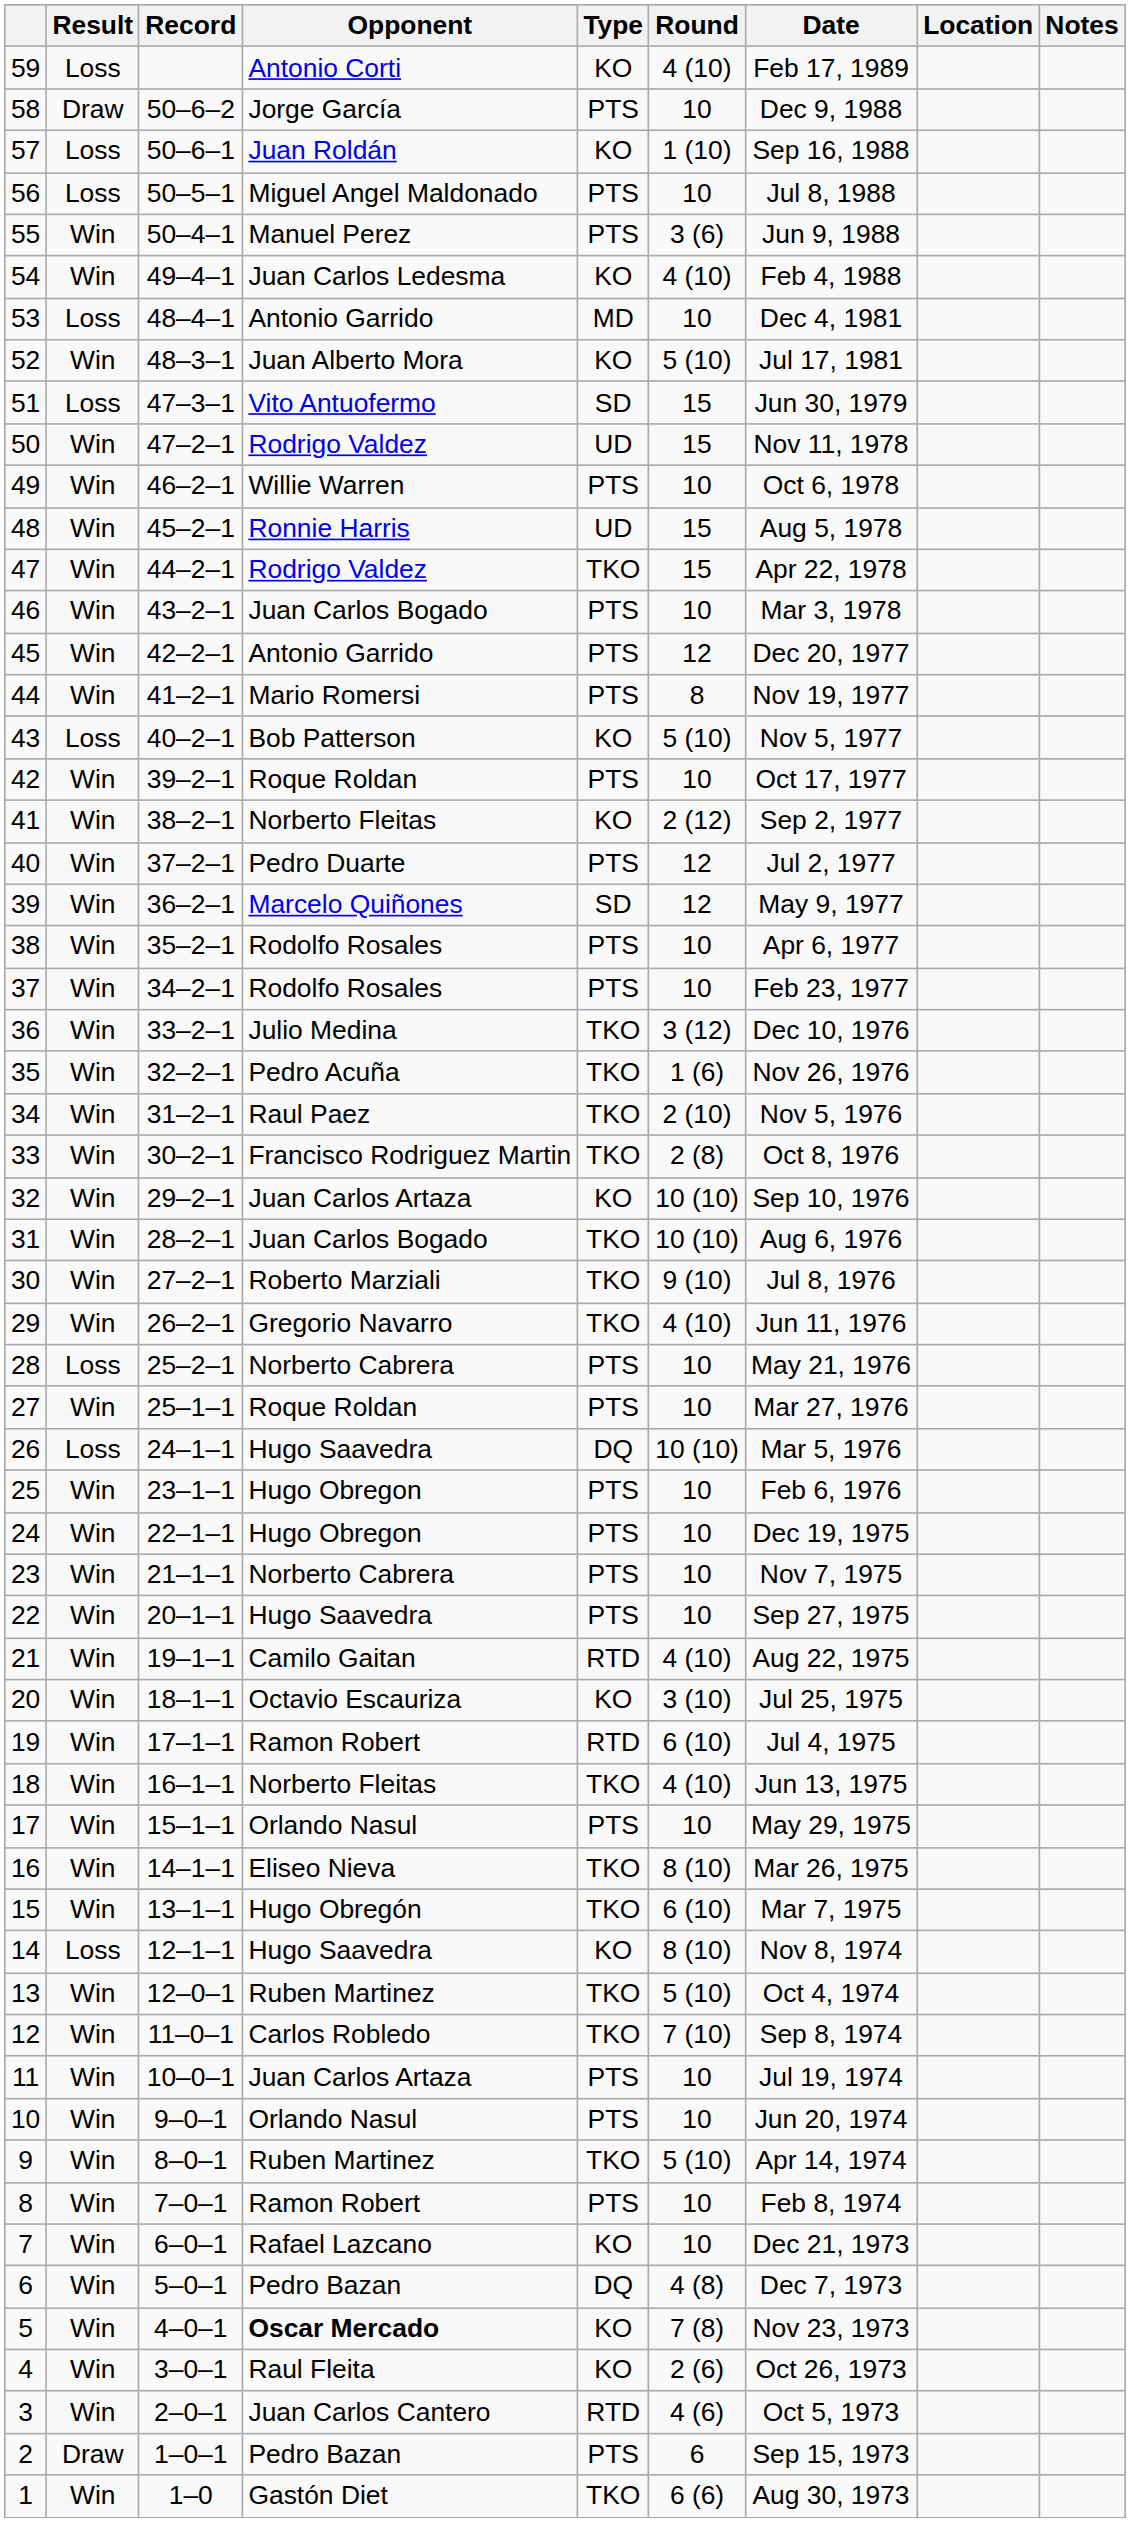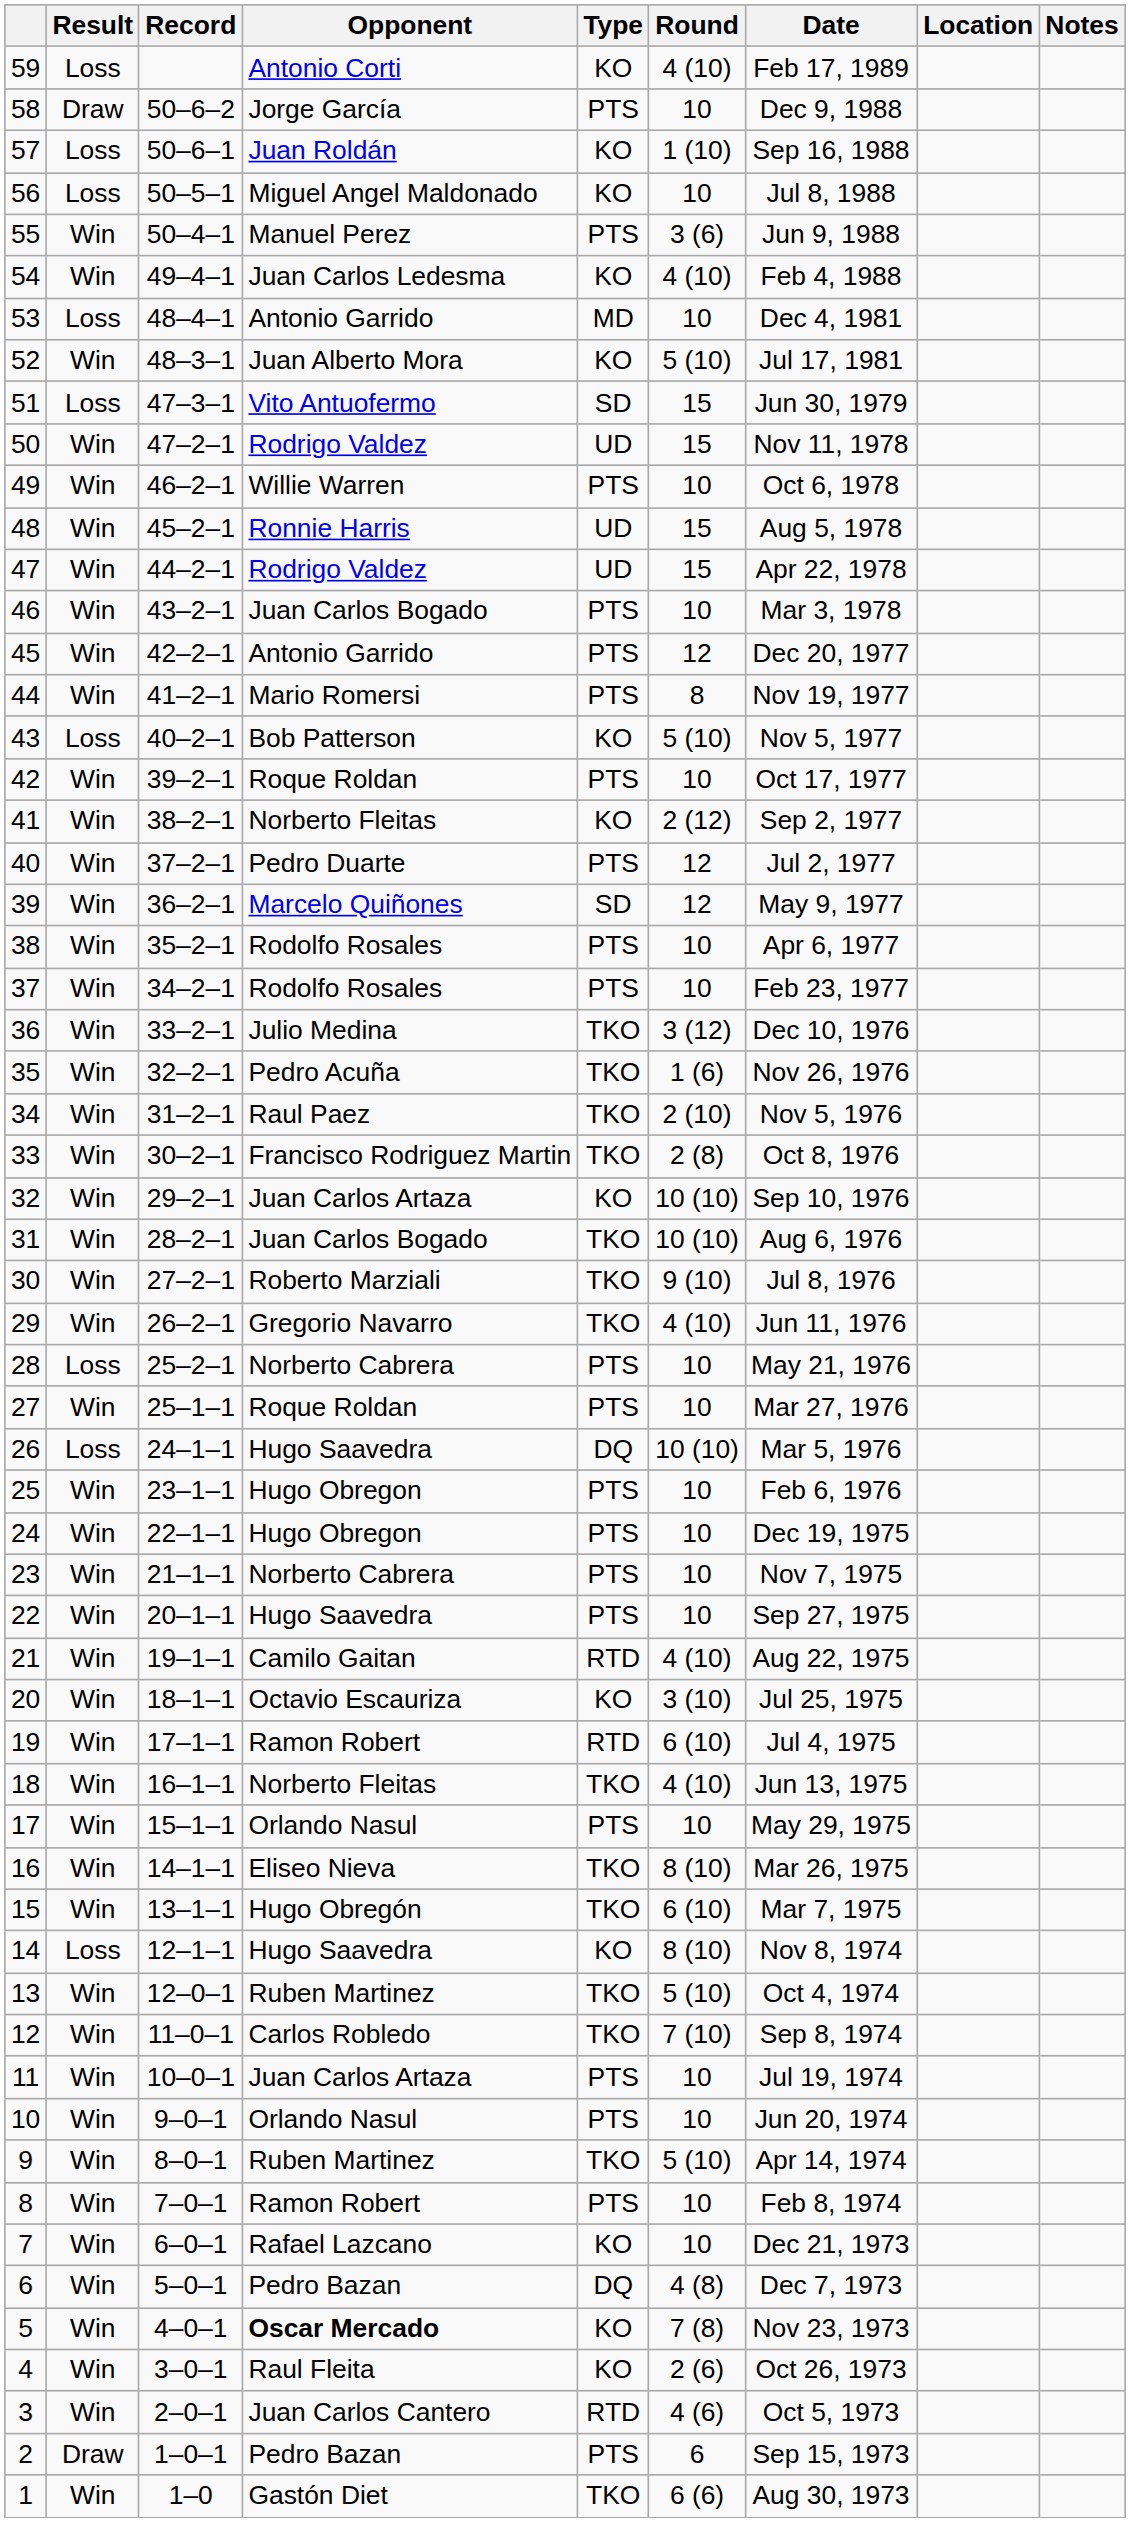(613, 192) PTS -> (613, 192) KO
(613, 569) TKO -> (613, 569) UD
